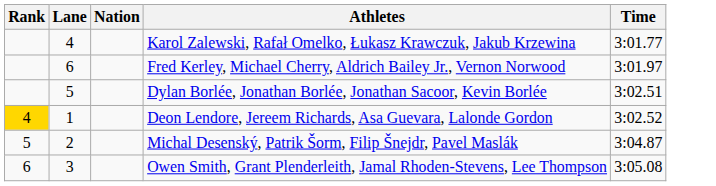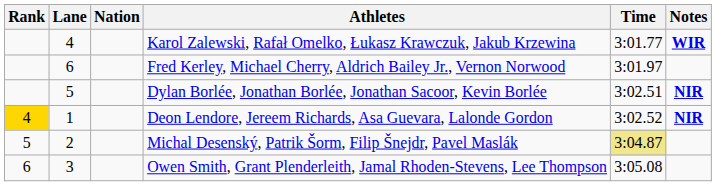+ column: (689, 17)
(638, 142) no background -> (638, 142) khaki background
